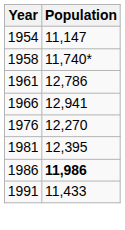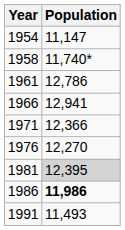+ row: (23, 125)
(66, 147) no background -> (66, 170) lightgrey background
(66, 192) 11,433 -> (66, 214) 11,493
